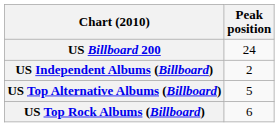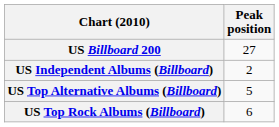(249, 49) 24 -> (249, 49) 27
